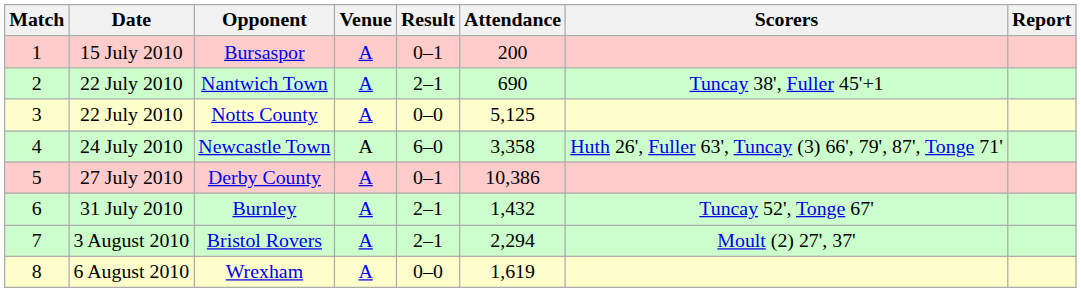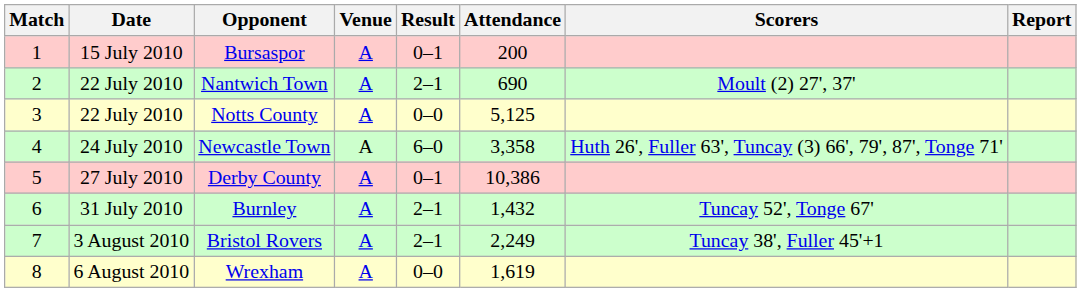(786, 83) Tuncay 38', Fuller 45'+1 -> (787, 83) Moult (2) 27', 37'
(513, 240) 2,294 -> (513, 240) 2,249
(787, 240) Moult (2) 27', 37' -> (786, 240) Tuncay 38', Fuller 45'+1
